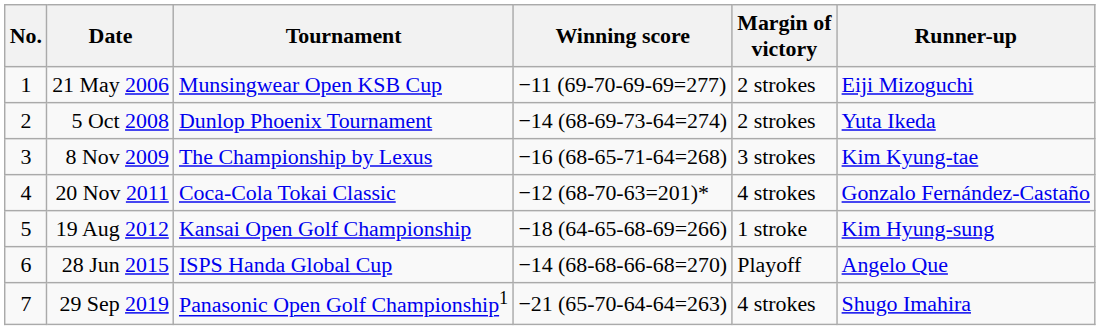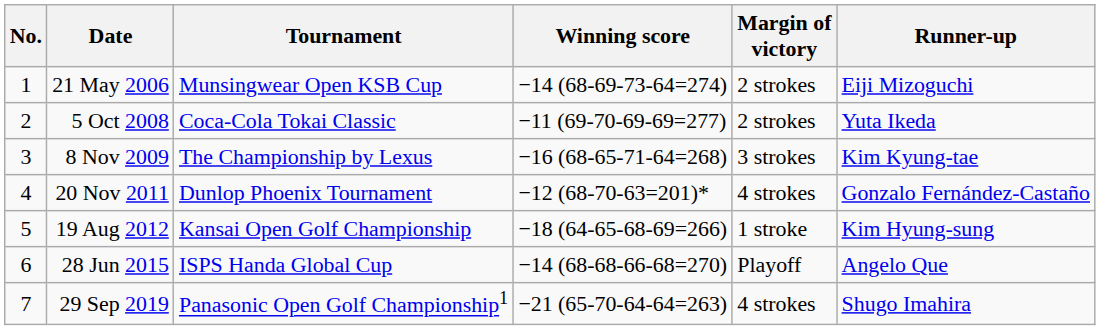(622, 84) −11 (69-70-69-69=277) -> (623, 84) −14 (68-69-73-64=274)
(306, 120) Dunlop Phoenix Tournament -> (287, 120) Coca-Cola Tokai Classic
(623, 120) −14 (68-69-73-64=274) -> (622, 120) −11 (69-70-69-69=277)
(287, 193) Coca-Cola Tokai Classic -> (306, 193) Dunlop Phoenix Tournament
